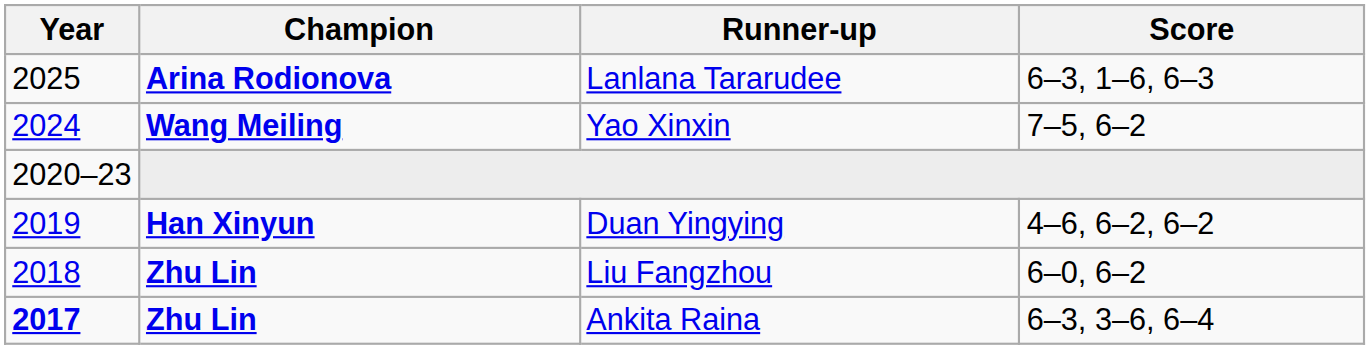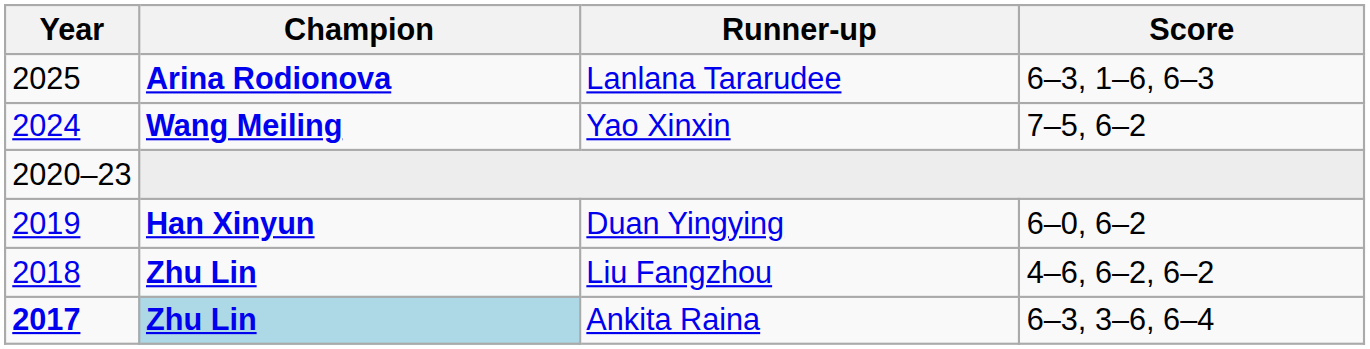(1120, 224) 4–6, 6–2, 6–2 -> (1086, 224) 6–0, 6–2
(1086, 272) 6–0, 6–2 -> (1120, 272) 4–6, 6–2, 6–2
(201, 320) no background -> (201, 320) lightblue background
